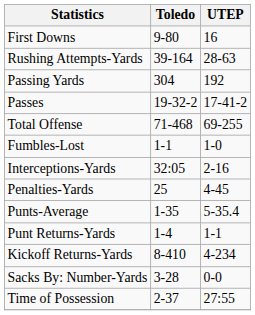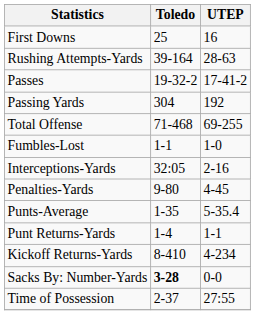(166, 37) 9-80 -> (161, 37) 25
rows swapped: (46, 80) <-> (26, 102)
(161, 189) 25 -> (166, 189) 9-80
(166, 277) normal -> (166, 277) bold
